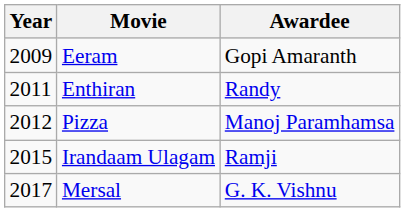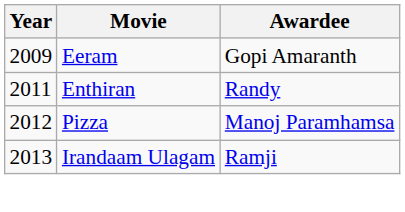(31, 156) 2015 -> (31, 156) 2013
- row: (91, 190)
